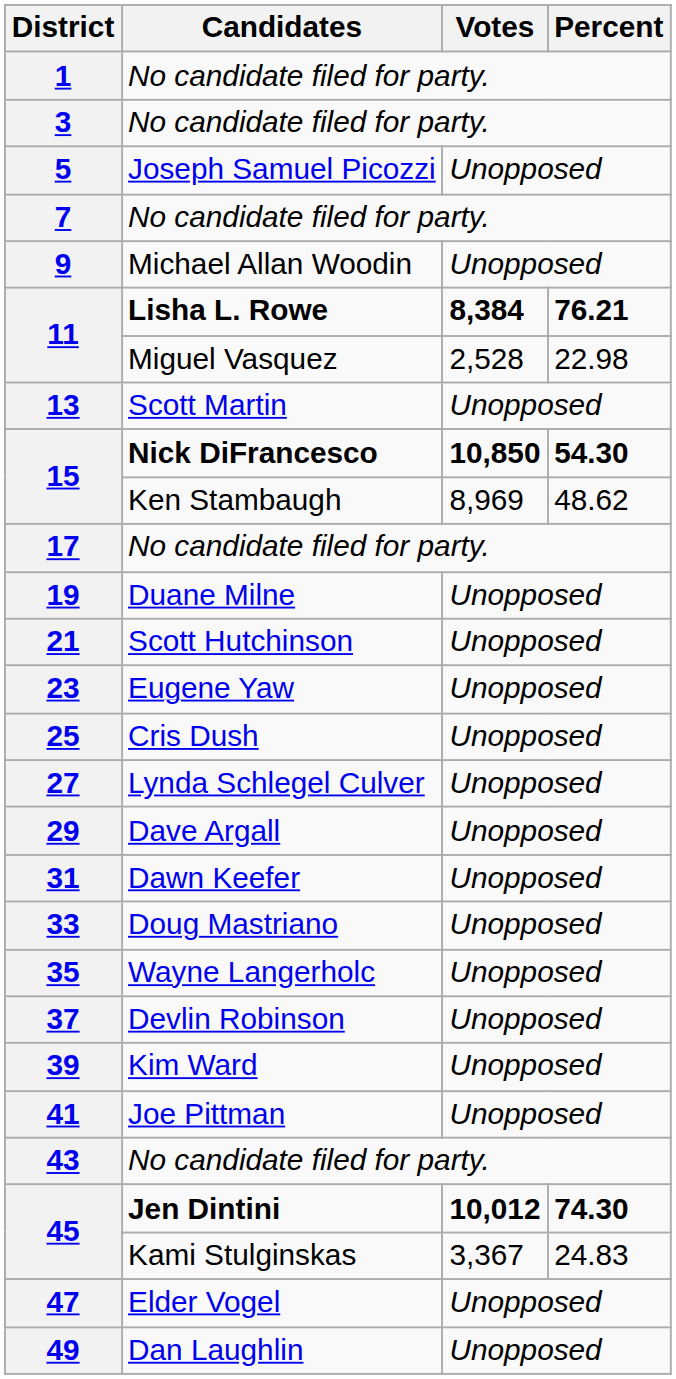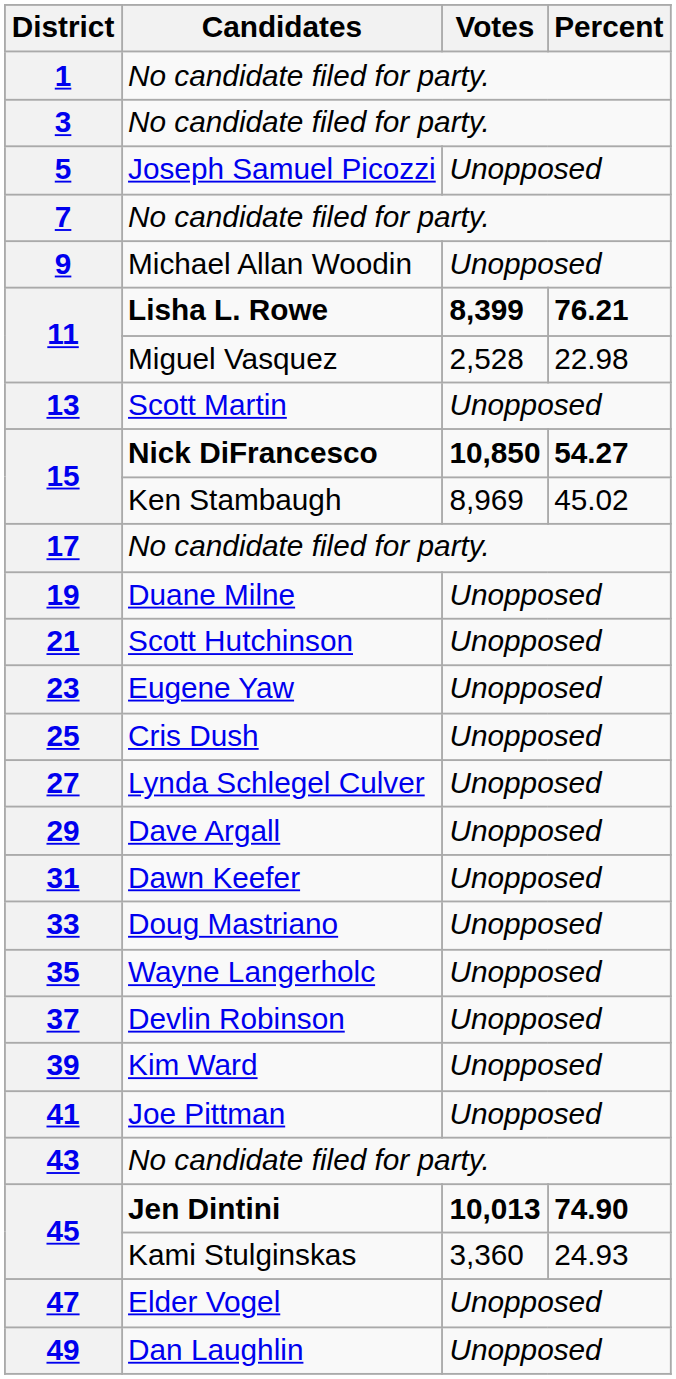(487, 311) 8,384 -> (487, 311) 8,399
(591, 452) 54.30 -> (591, 452) 54.27
(591, 500) 48.62 -> (591, 500) 45.02
(495, 1208) 10,012 -> (495, 1208) 10,013
(591, 1208) 74.30 -> (591, 1208) 74.90
(487, 1255) 3,367 -> (487, 1255) 3,360
(591, 1255) 24.83 -> (591, 1255) 24.93
